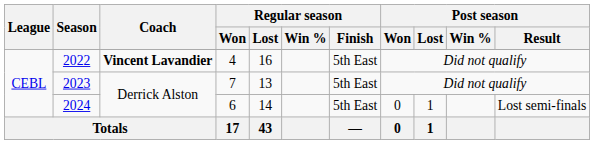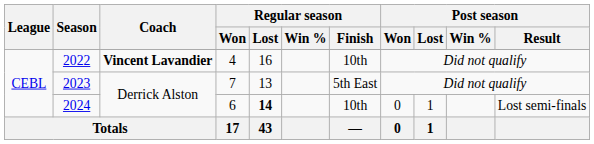(355, 61) 5th East -> (355, 61) 10th
(265, 106) normal -> (265, 106) bold
(355, 106) 5th East -> (355, 106) 10th
